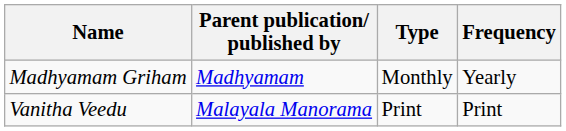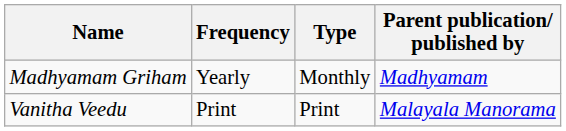columns swapped: (509, 32) <-> (284, 32)
